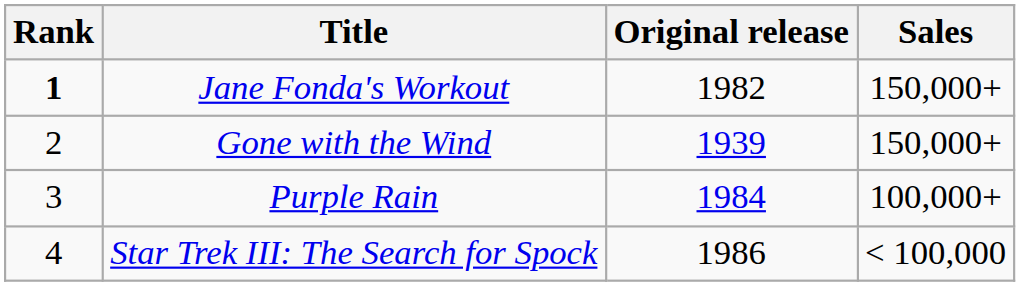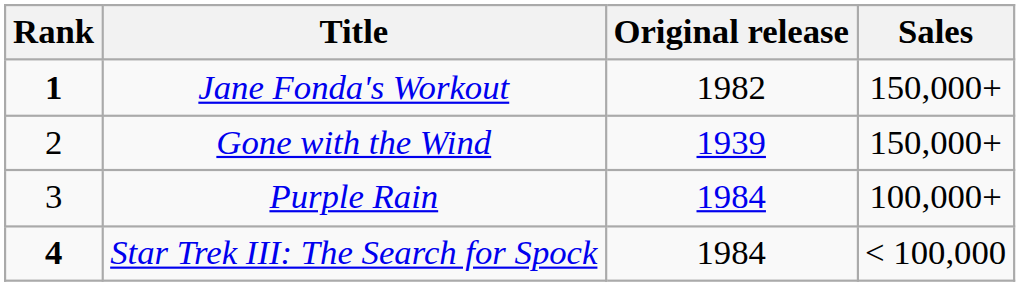(54, 252) normal -> (54, 252) bold
(731, 252) 1986 -> (731, 252) 1984
